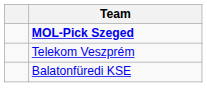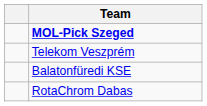+ row: (82, 91)
